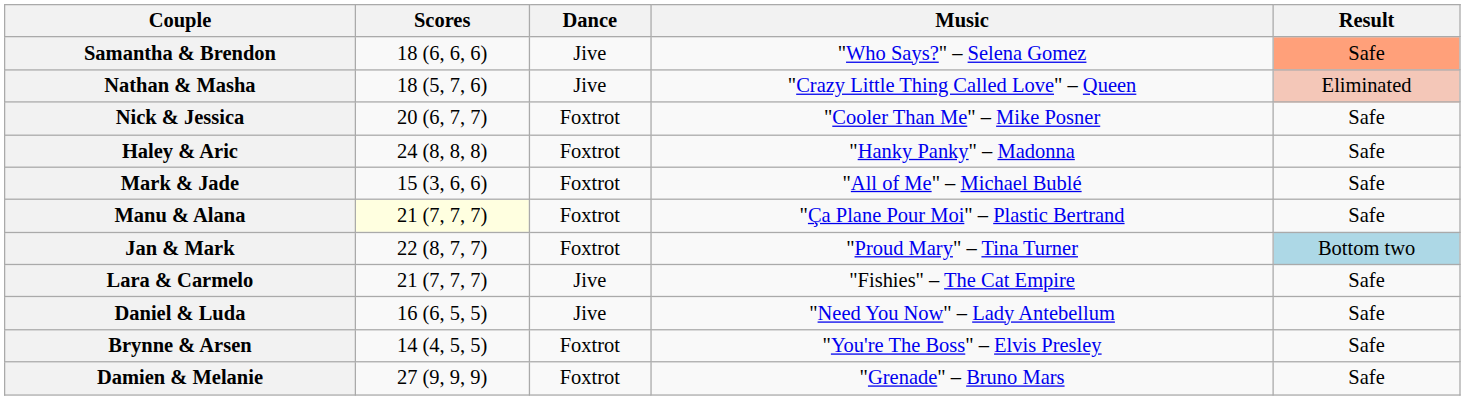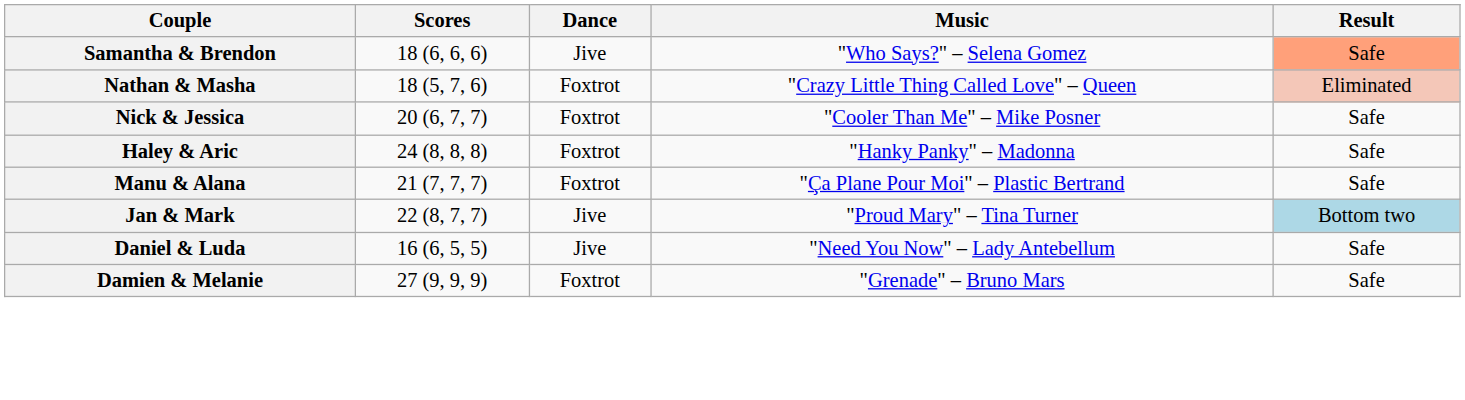(590, 85) Jive -> (590, 85) Foxtrot
- row: (180, 183)
(442, 215) lightyellow background -> (442, 183) no background
(590, 248) Foxtrot -> (590, 215) Jive
- row: (180, 280)
- row: (180, 345)
